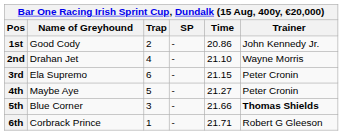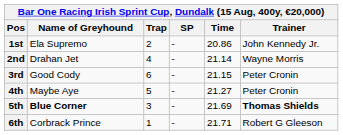(55, 43) Good Cody -> (58, 43) Ela Supremo
(219, 59) 21.10 -> (219, 59) 21.14
(58, 75) Ela Supremo -> (55, 75) Good Cody
(56, 106) normal -> (58, 106) bold
(219, 106) 21.66 -> (219, 106) 21.69
